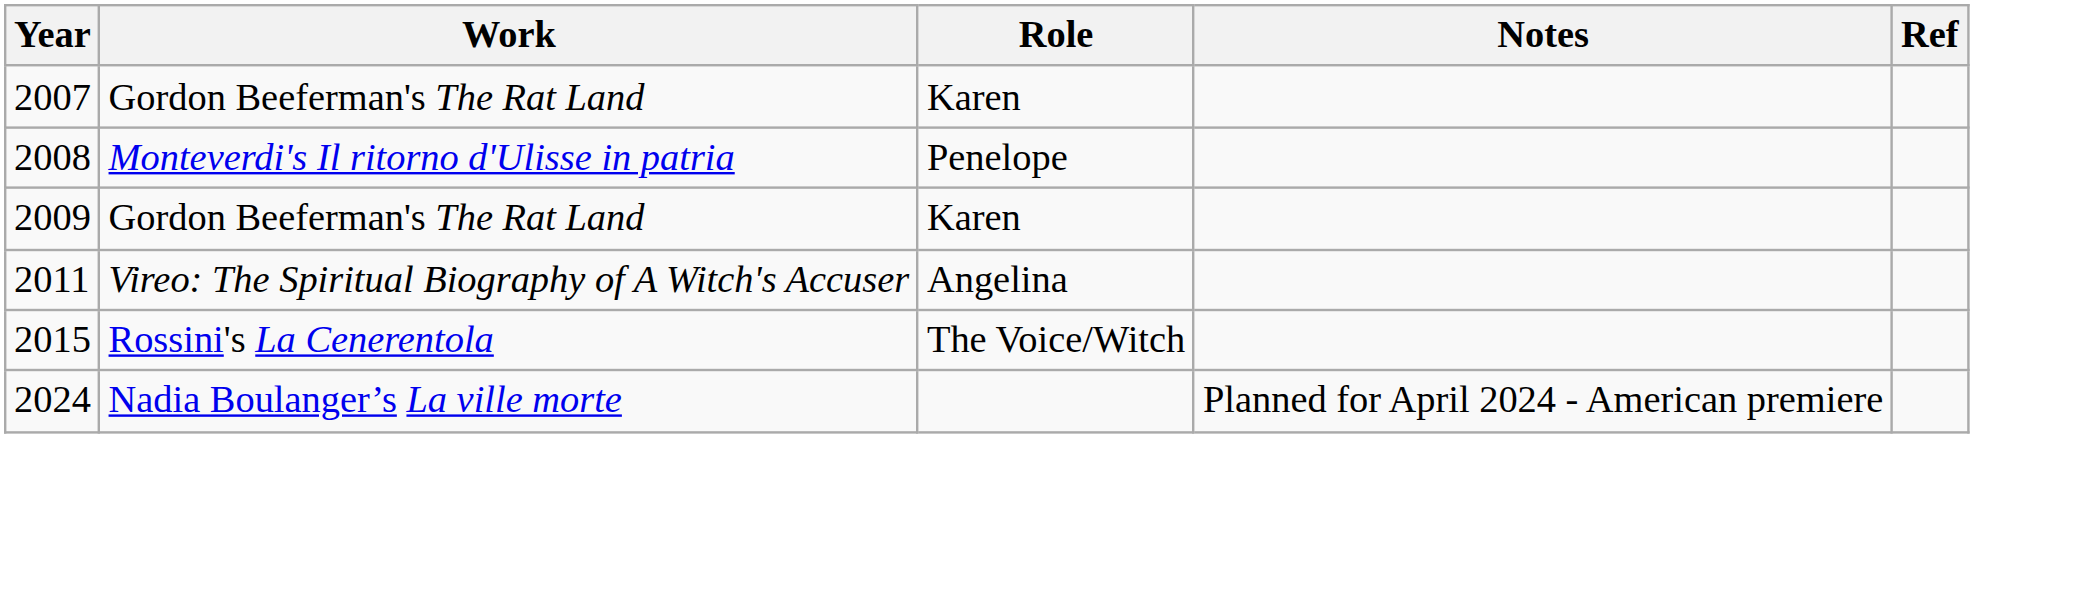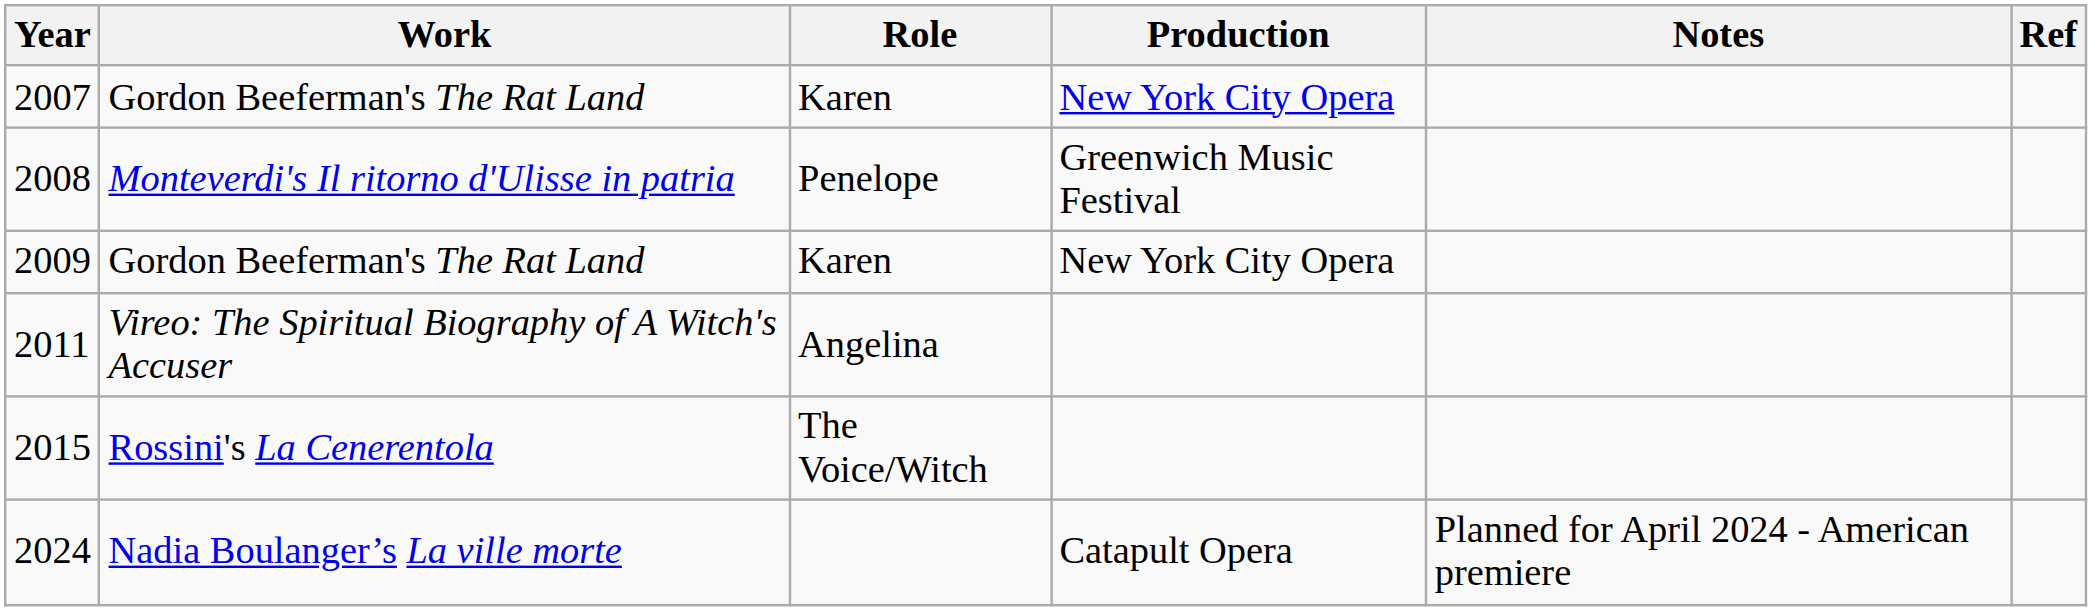+ column: (1238, 34)
